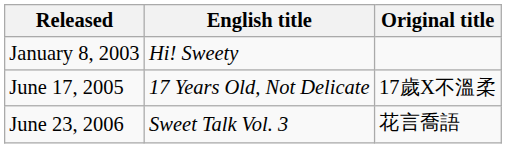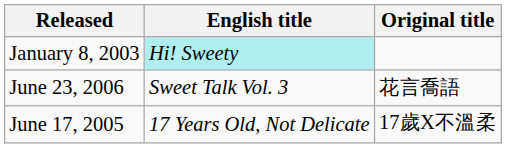(194, 53) no background -> (194, 53) paleturquoise background
rows swapped: (67, 87) <-> (67, 123)
